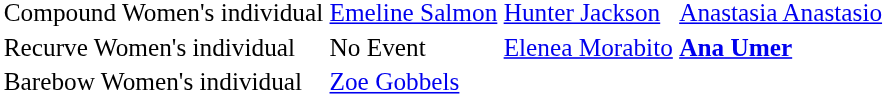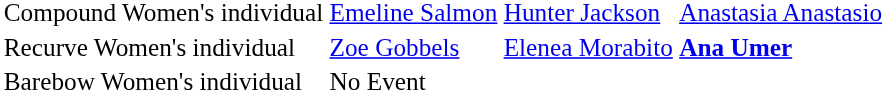(378, 47) No Event -> (394, 47) Zoe Gobbels
(394, 82) Zoe Gobbels -> (378, 82) No Event
